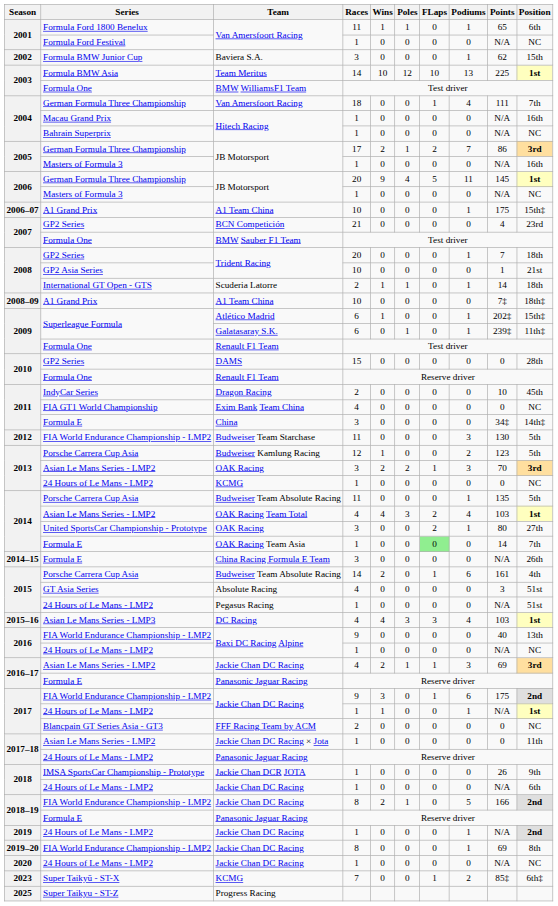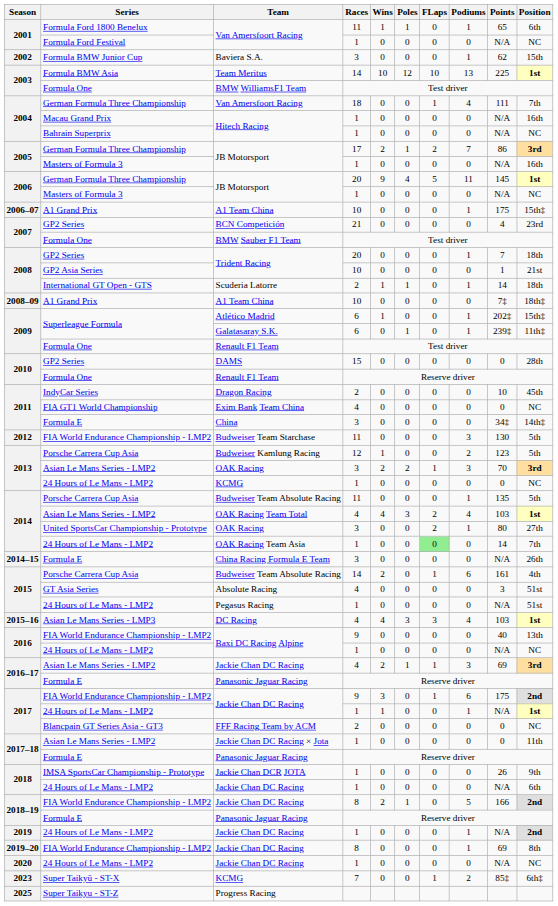(63, 544) Formula E -> (98, 544) 24 Hours of Le Mans - LMP2
(98, 757) 24 Hours of Le Mans - LMP2 -> (63, 757) Formula E
